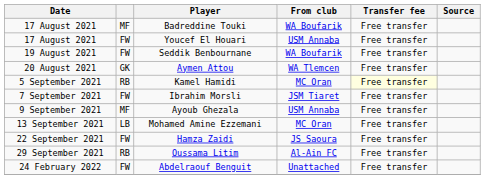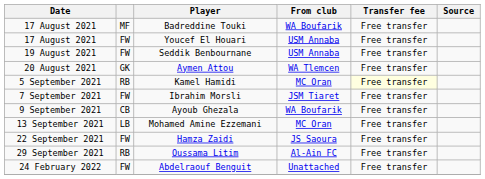(314, 54) WA Boufarik -> (314, 54) USM Annaba
(125, 111) MF -> (125, 111) CB
(314, 111) USM Annaba -> (314, 111) WA Boufarik
